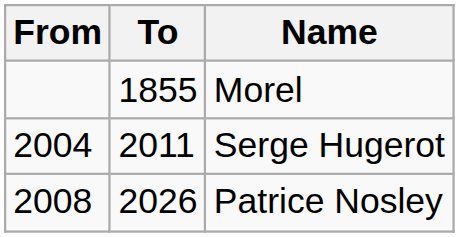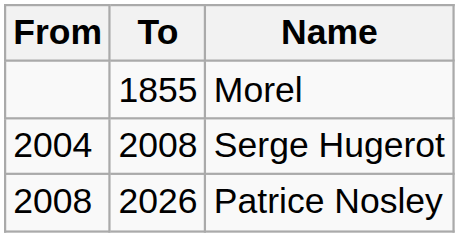(157, 145) 2011 -> (158, 145) 2008
